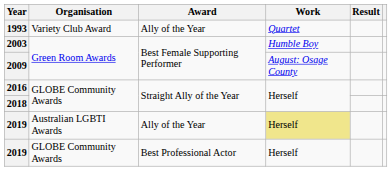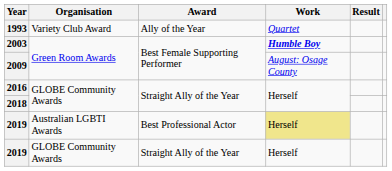(293, 44) normal -> (294, 44) bold
(173, 125) Ally of the Year -> (188, 125) Best Professional Actor
(188, 152) Best Professional Actor -> (190, 152) Straight Ally of the Year
